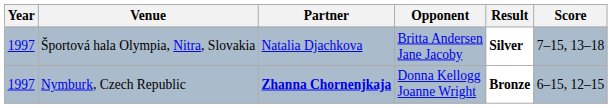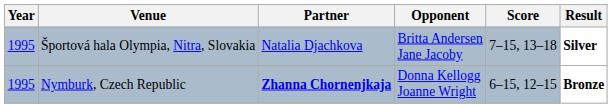columns swapped: (570, 16) <-> (510, 16)
(21, 46) 1997 -> (21, 46) 1995
(21, 84) 1997 -> (21, 84) 1995
